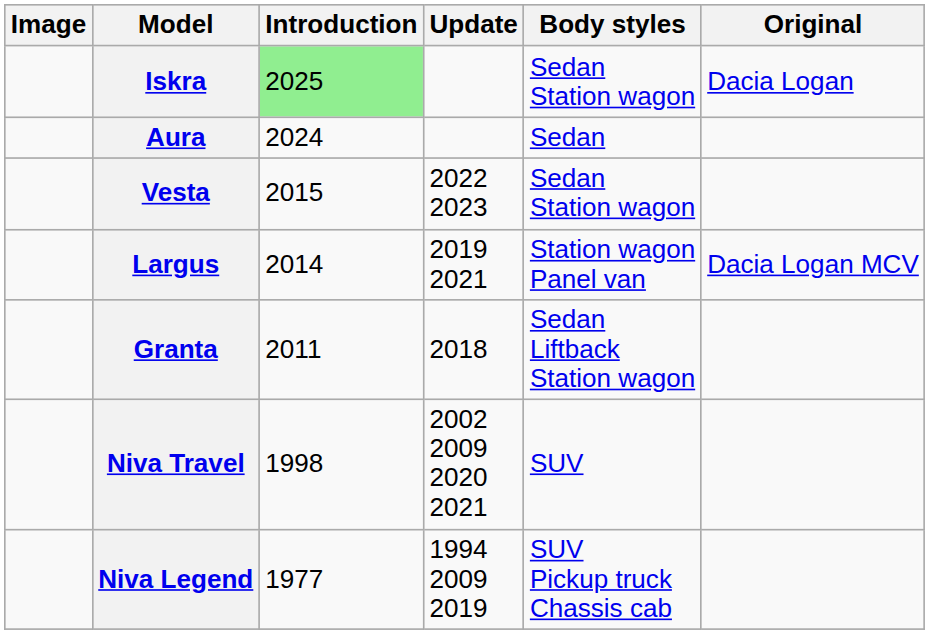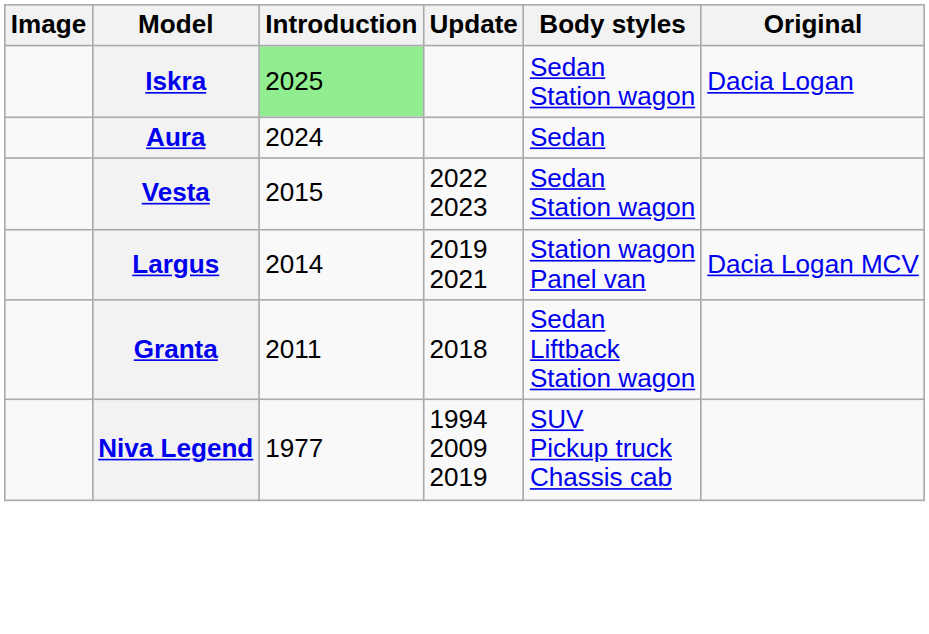- row: (176, 464)
